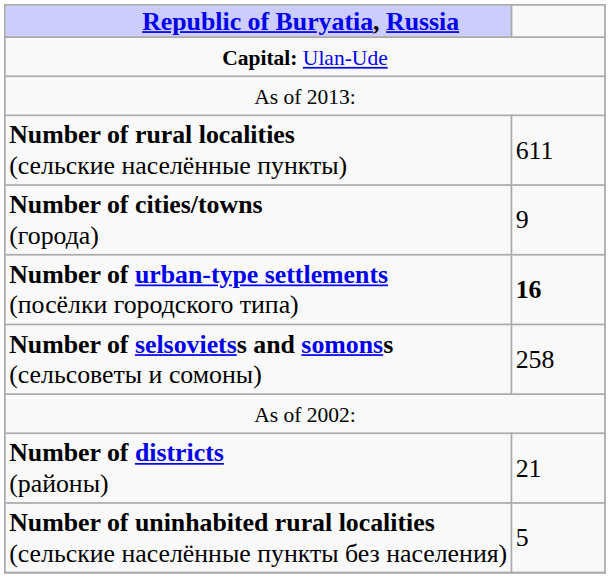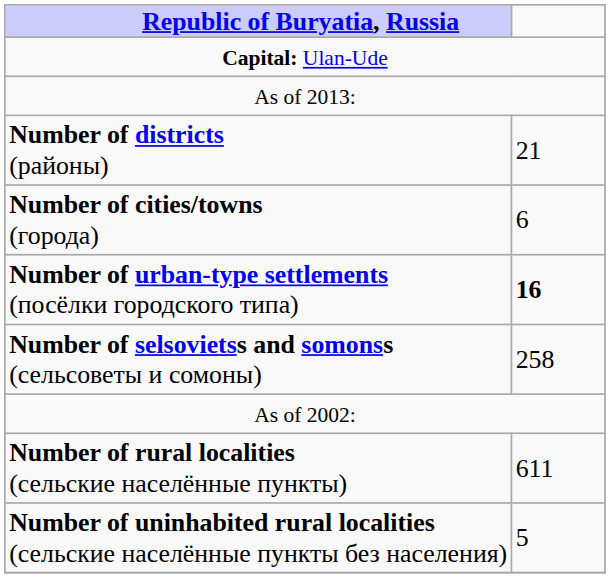rows swapped: (117, 467) <-> (178, 149)
(522, 219) 9 -> (522, 219) 6
